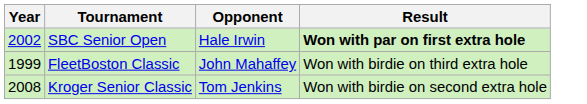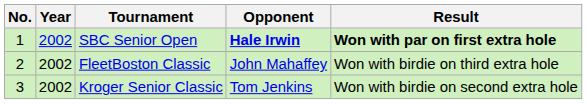+ column: (20, 16)
(232, 40) normal -> (265, 40) bold
(25, 64) 1999 -> (55, 64) 2002
(25, 87) 2008 -> (55, 87) 2002
